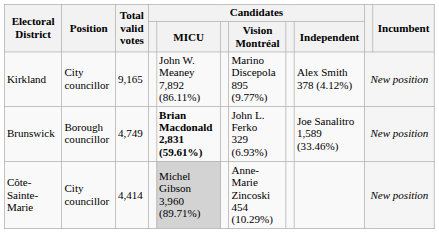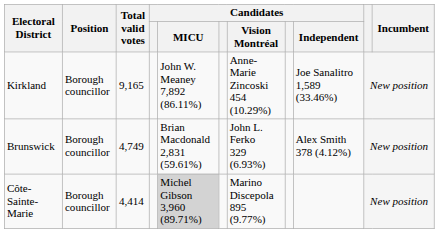(87, 79) City councillor -> (87, 85) Borough councillor
(254, 79) Marino Discepola 895 (9.77%) -> (250, 85) Anne-Marie Zincoski 454 (10.29%)
(325, 79) Alex Smith 378 (4.12%) -> (324, 85) Joe Sanalitro 1,589 (33.46%)
(186, 134) bold -> (185, 146) normal
(326, 134) Joe Sanalitro 1,589 (33.46%) -> (323, 146) Alex Smith 378 (4.12%)
(87, 195) City councillor -> (87, 201) Borough councillor
(252, 195) Anne-Marie Zincoski 454 (10.29%) -> (252, 201) Marino Discepola 895 (9.77%)
